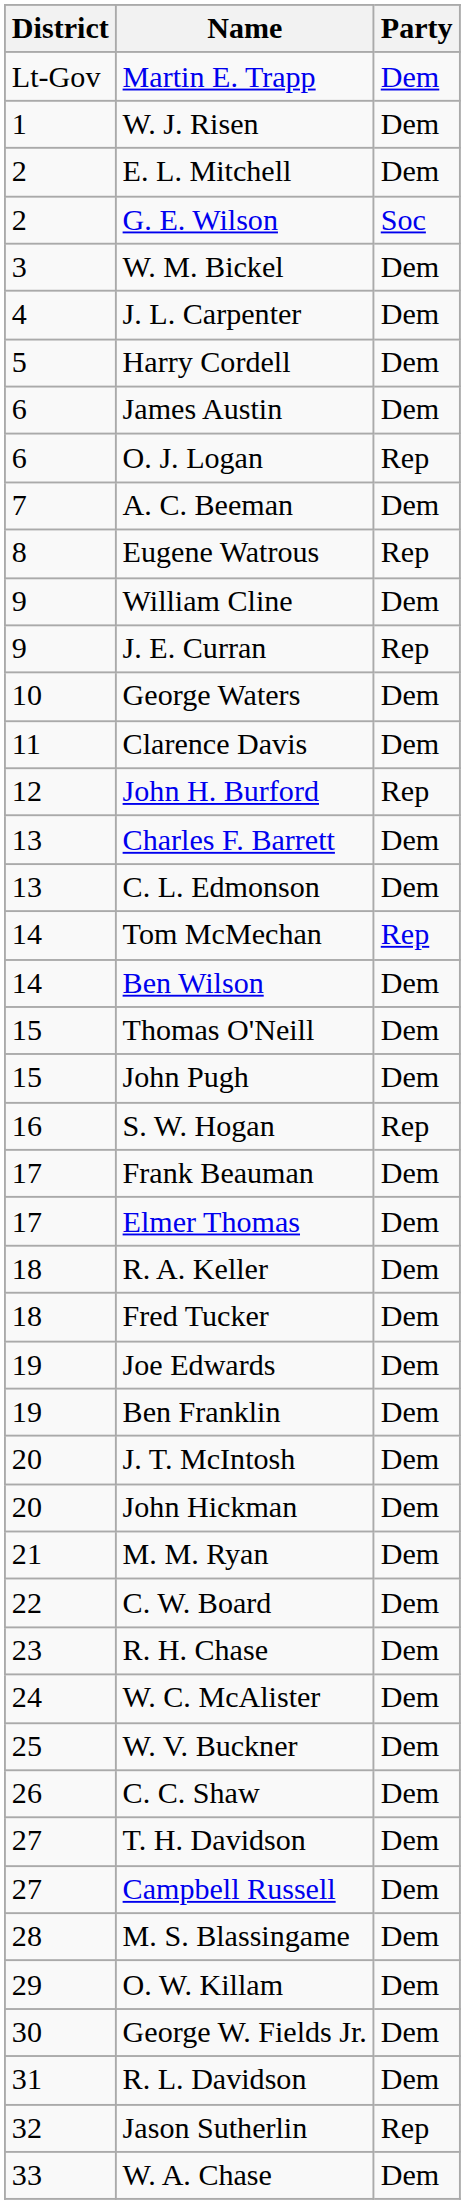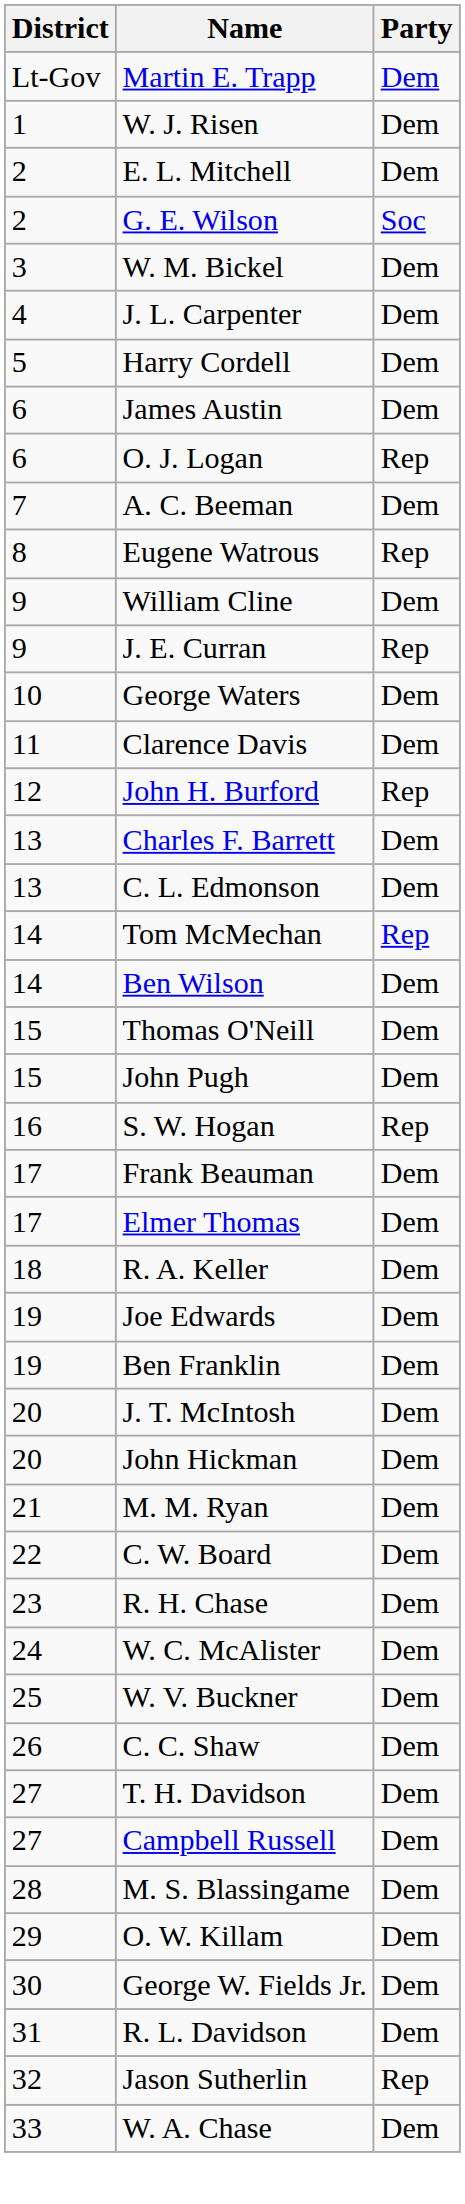- row: (196, 1316)
